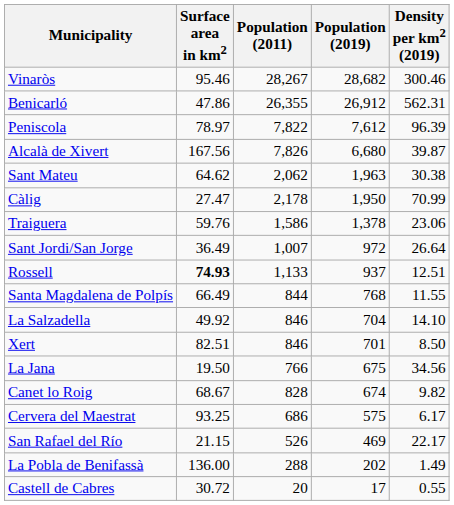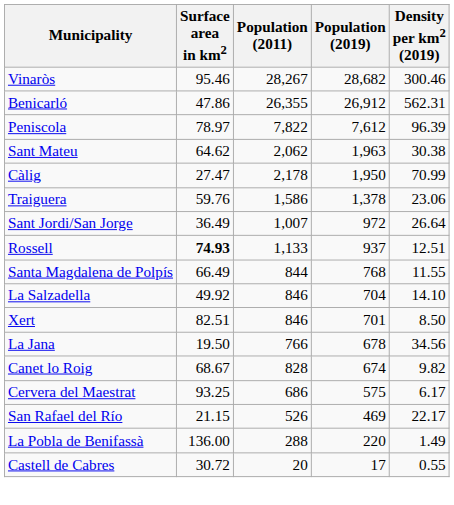- row: (58, 151)
(374, 368) 675 -> (374, 344) 678
(374, 464) 202 -> (374, 440) 220
